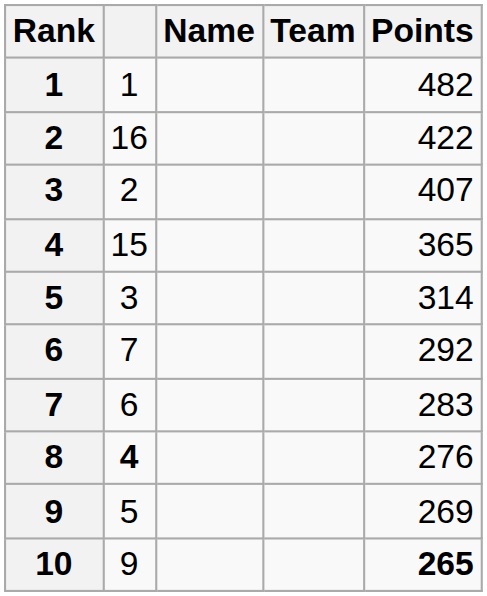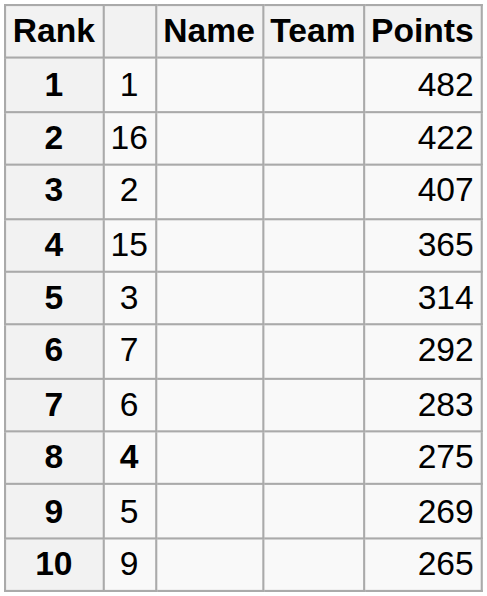(446, 457) 276 -> (446, 457) 275
(446, 564) bold -> (446, 564) normal
